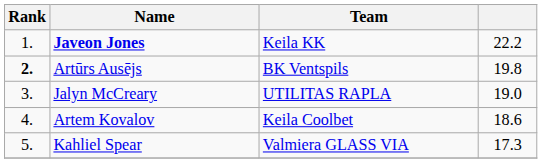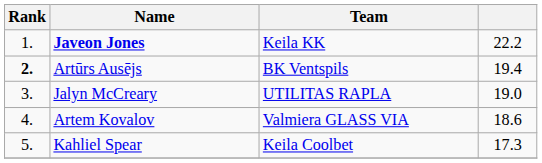(508, 68) 19.8 -> (508, 68) 19.4
(308, 119) Keila Coolbet -> (336, 119) Valmiera GLASS VIA
(336, 145) Valmiera GLASS VIA -> (308, 145) Keila Coolbet
